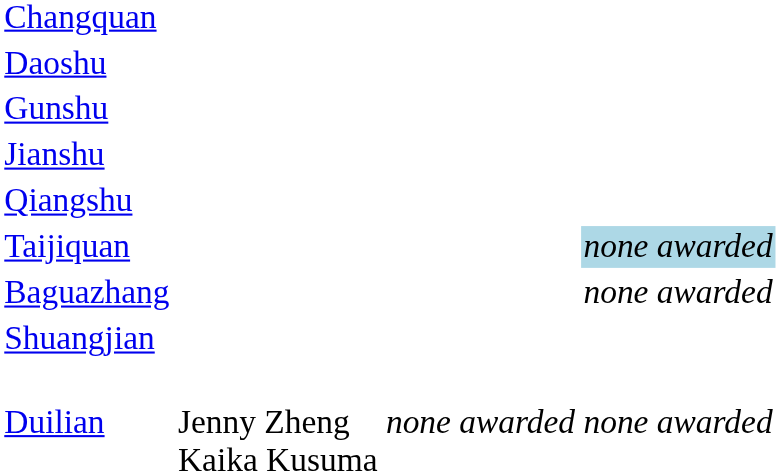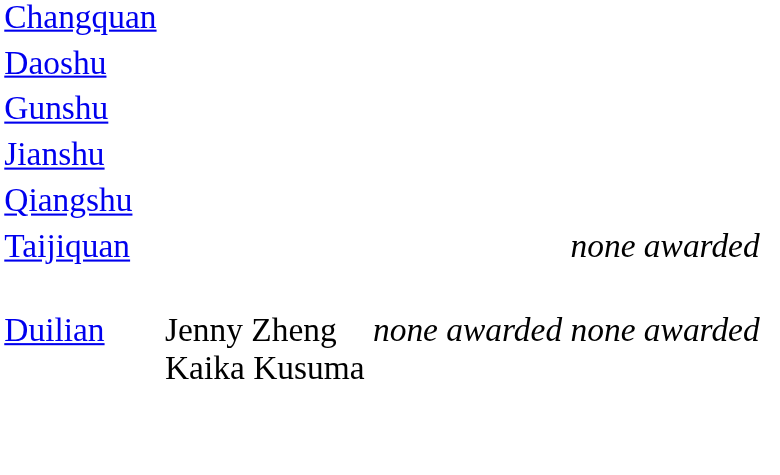(678, 246) lightblue background -> (665, 246) no background
- row: (87, 292)
- row: (80, 338)
